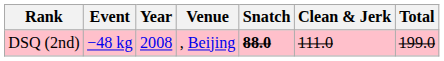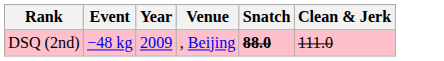- column: (417, 17)
(156, 42) 2008 -> (156, 42) 2009
